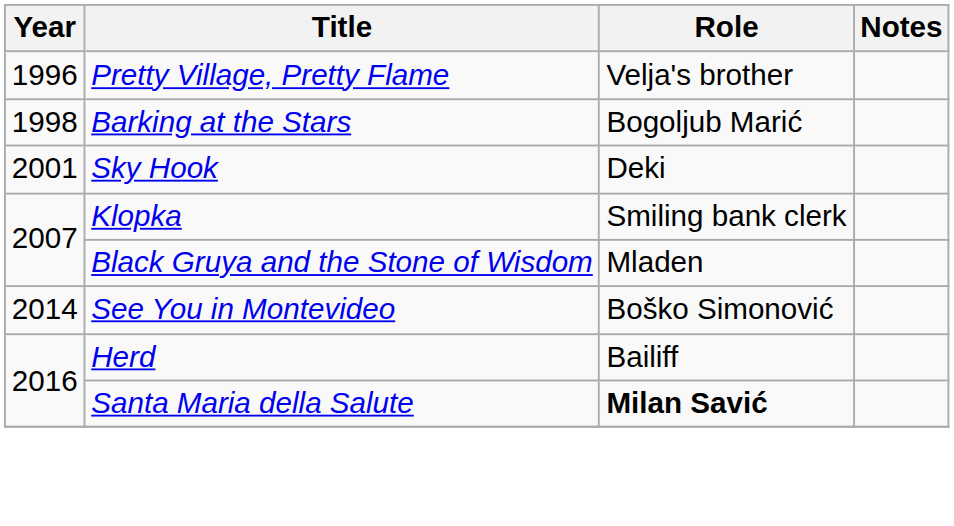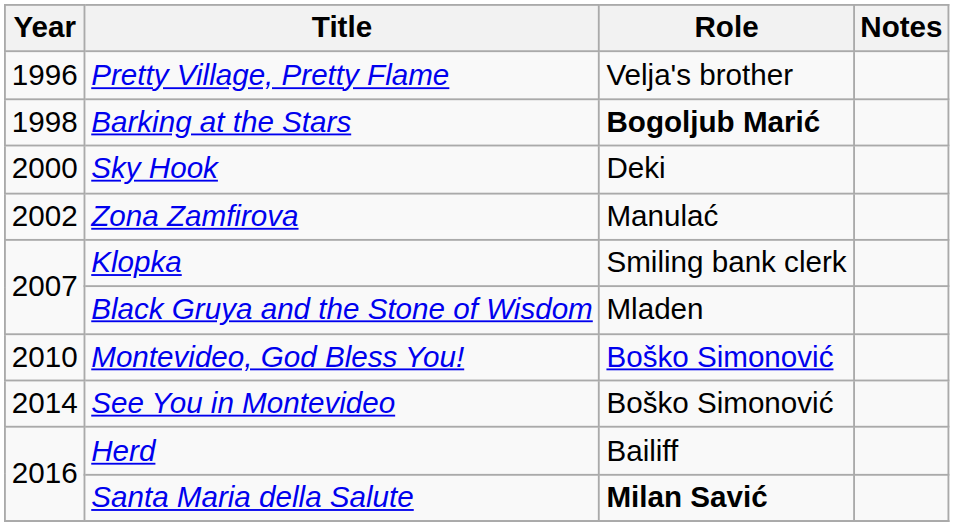(704, 121) normal -> (713, 121) bold
(45, 168) 2001 -> (45, 168) 2000
+ row: (195, 215)
+ row: (278, 356)
